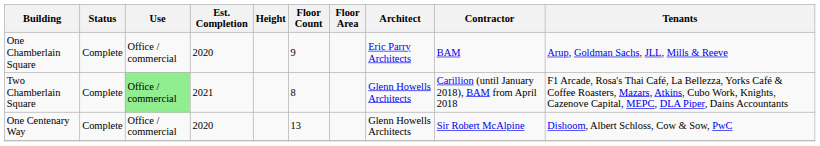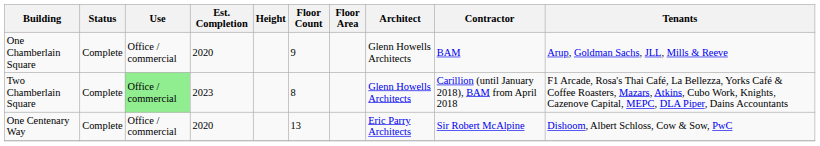(390, 52) Eric Parry Architects -> (400, 52) Glenn Howells Architects
(203, 92) 2021 -> (203, 92) 2023
(400, 126) Glenn Howells Architects -> (390, 126) Eric Parry Architects
